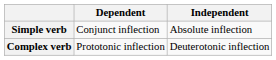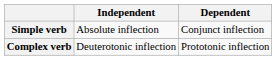columns swapped: (220, 13) <-> (121, 13)
